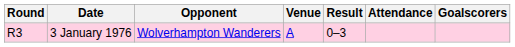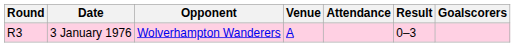columns swapped: (344, 13) <-> (400, 13)
